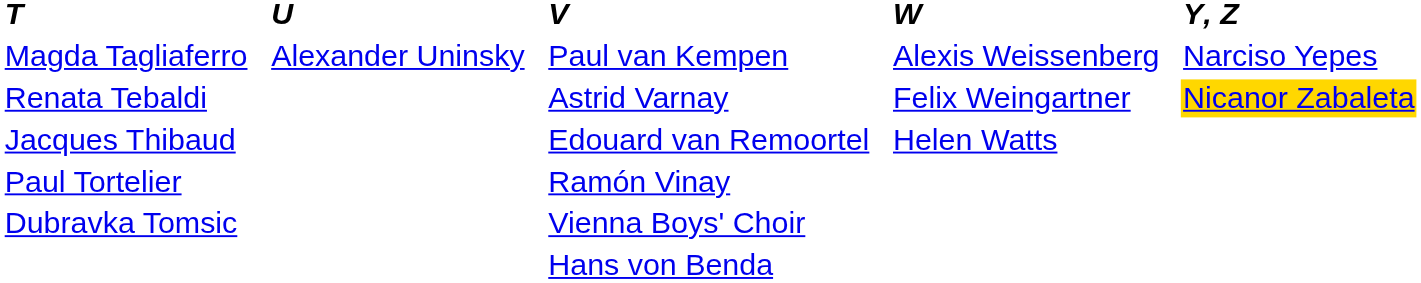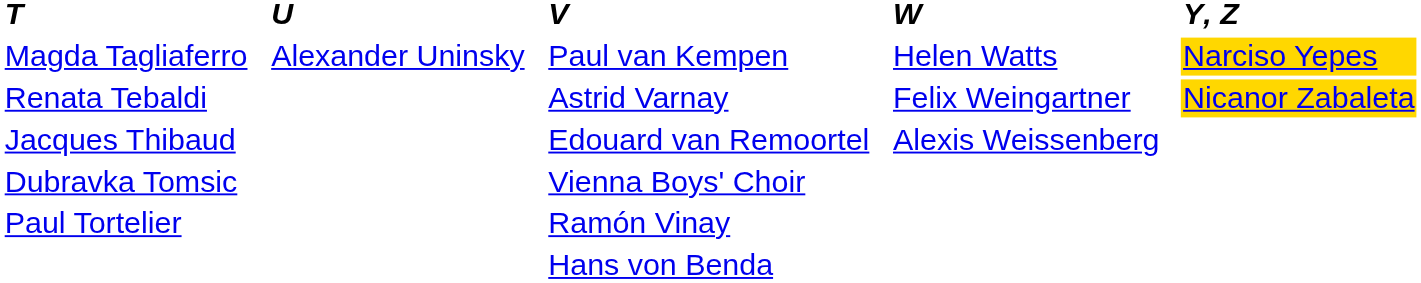(1026, 56) Alexis Weissenberg -> (975, 56) Helen Watts
(1280, 56) no background -> (1280, 56) gold background
(975, 139) Helen Watts -> (1026, 139) Alexis Weissenberg
rows swapped: (121, 223) <-> (93, 181)
